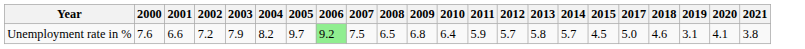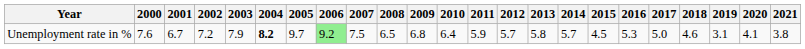+ column: (634, 14)
(175, 33) 6.6 -> (175, 33) 6.7
(266, 33) normal -> (266, 33) bold
